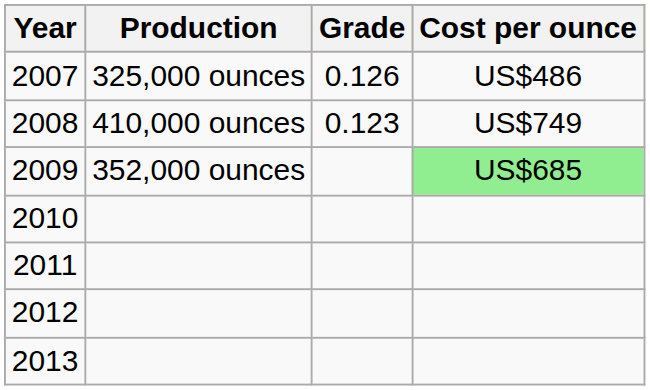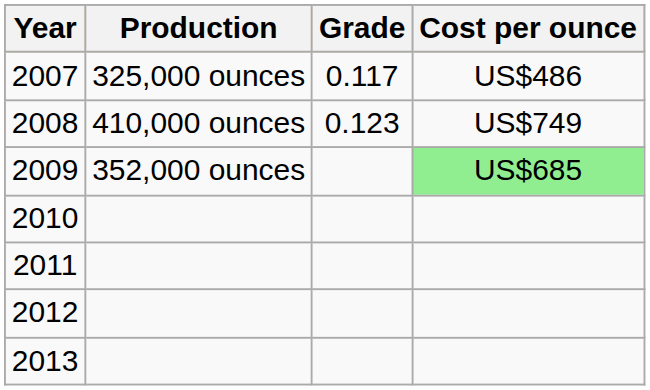(362, 75) 0.126 -> (362, 75) 0.117
